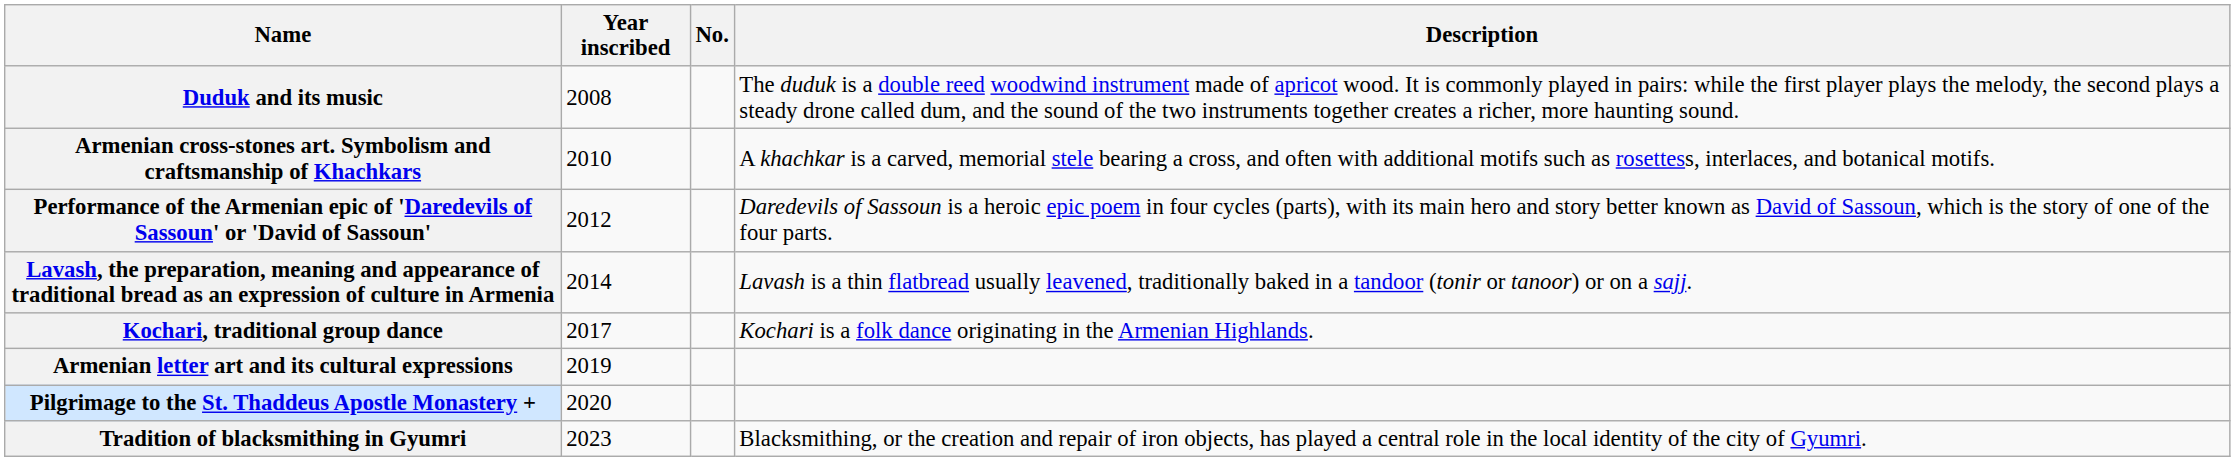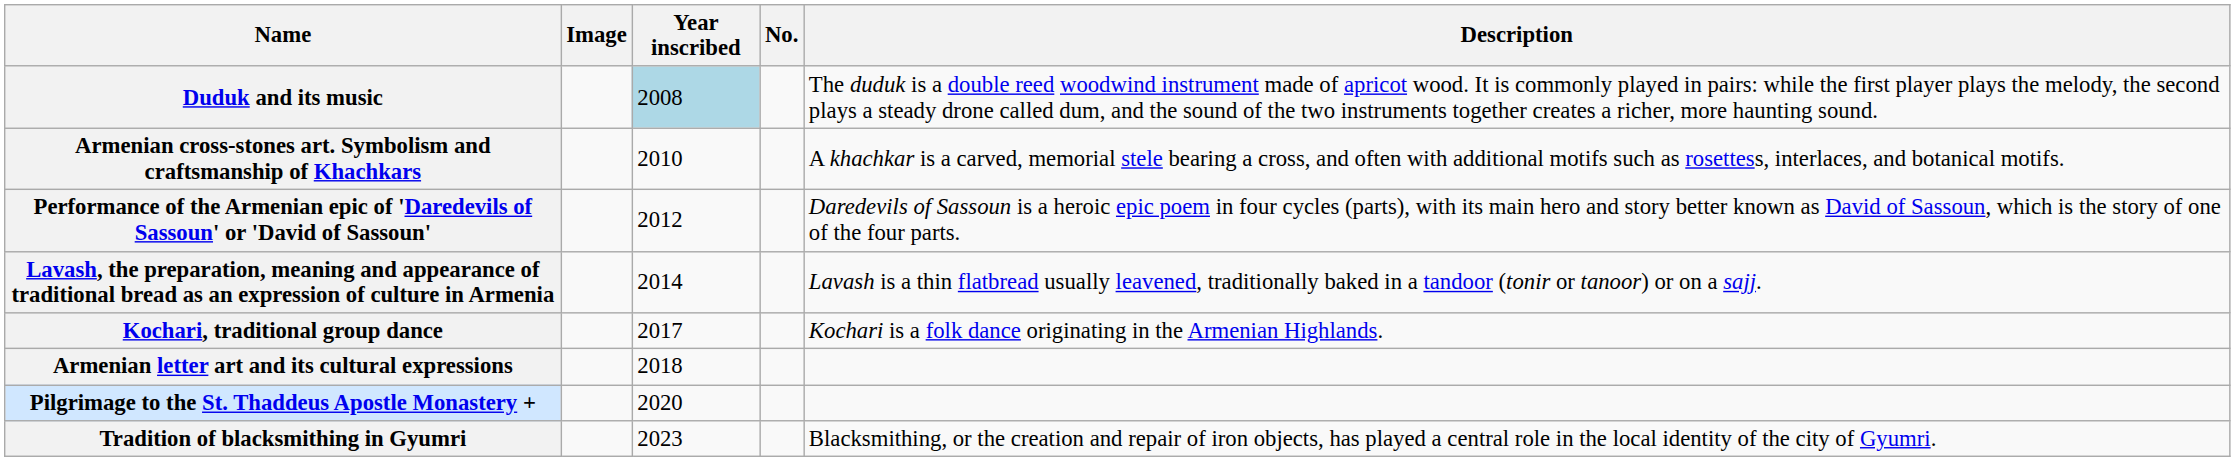+ column: (597, 35)
(589, 96) no background -> (660, 96) lightblue background
(589, 366) 2019 -> (660, 366) 2018
